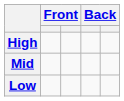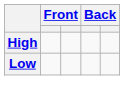- row: (22, 63)
